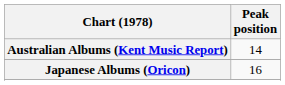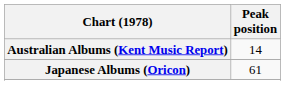(255, 69) 16 -> (255, 69) 61
